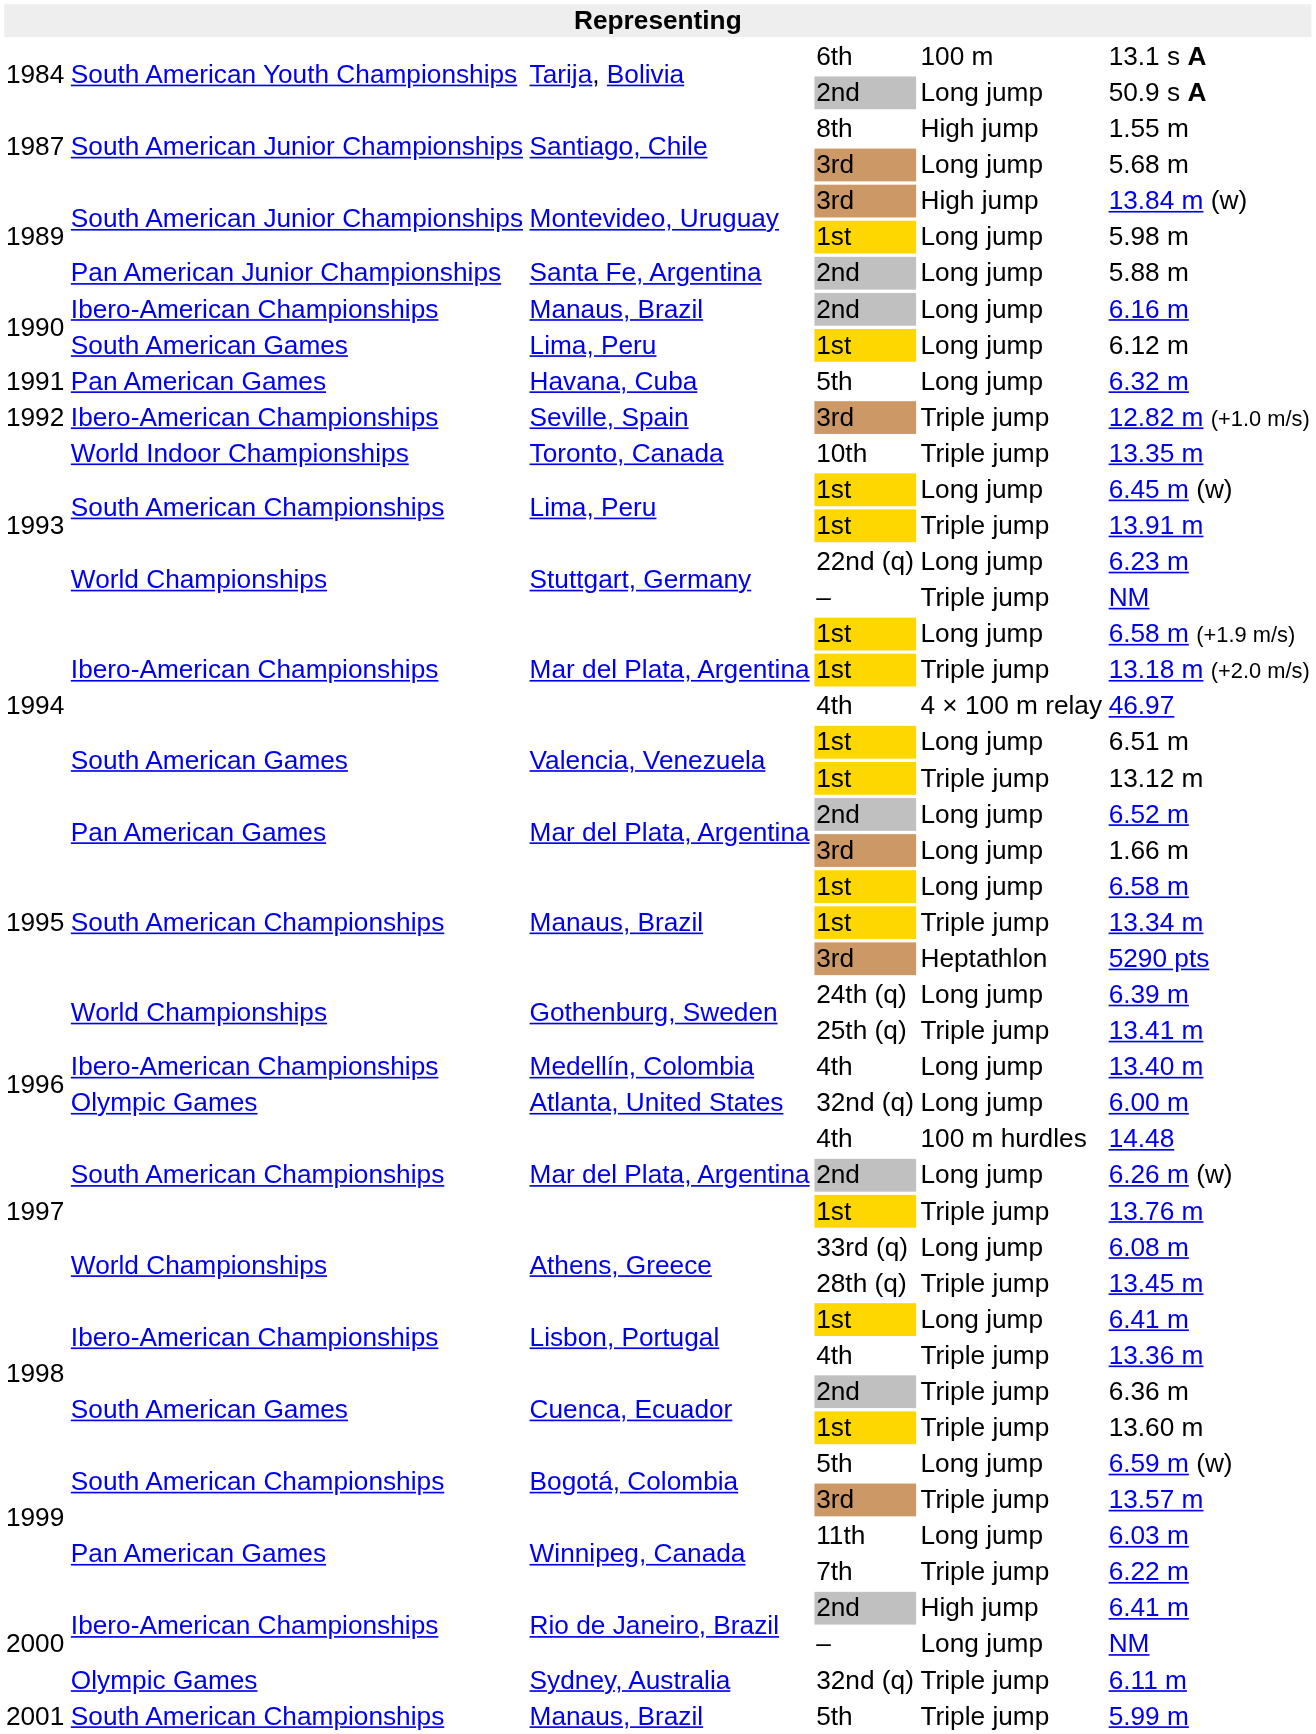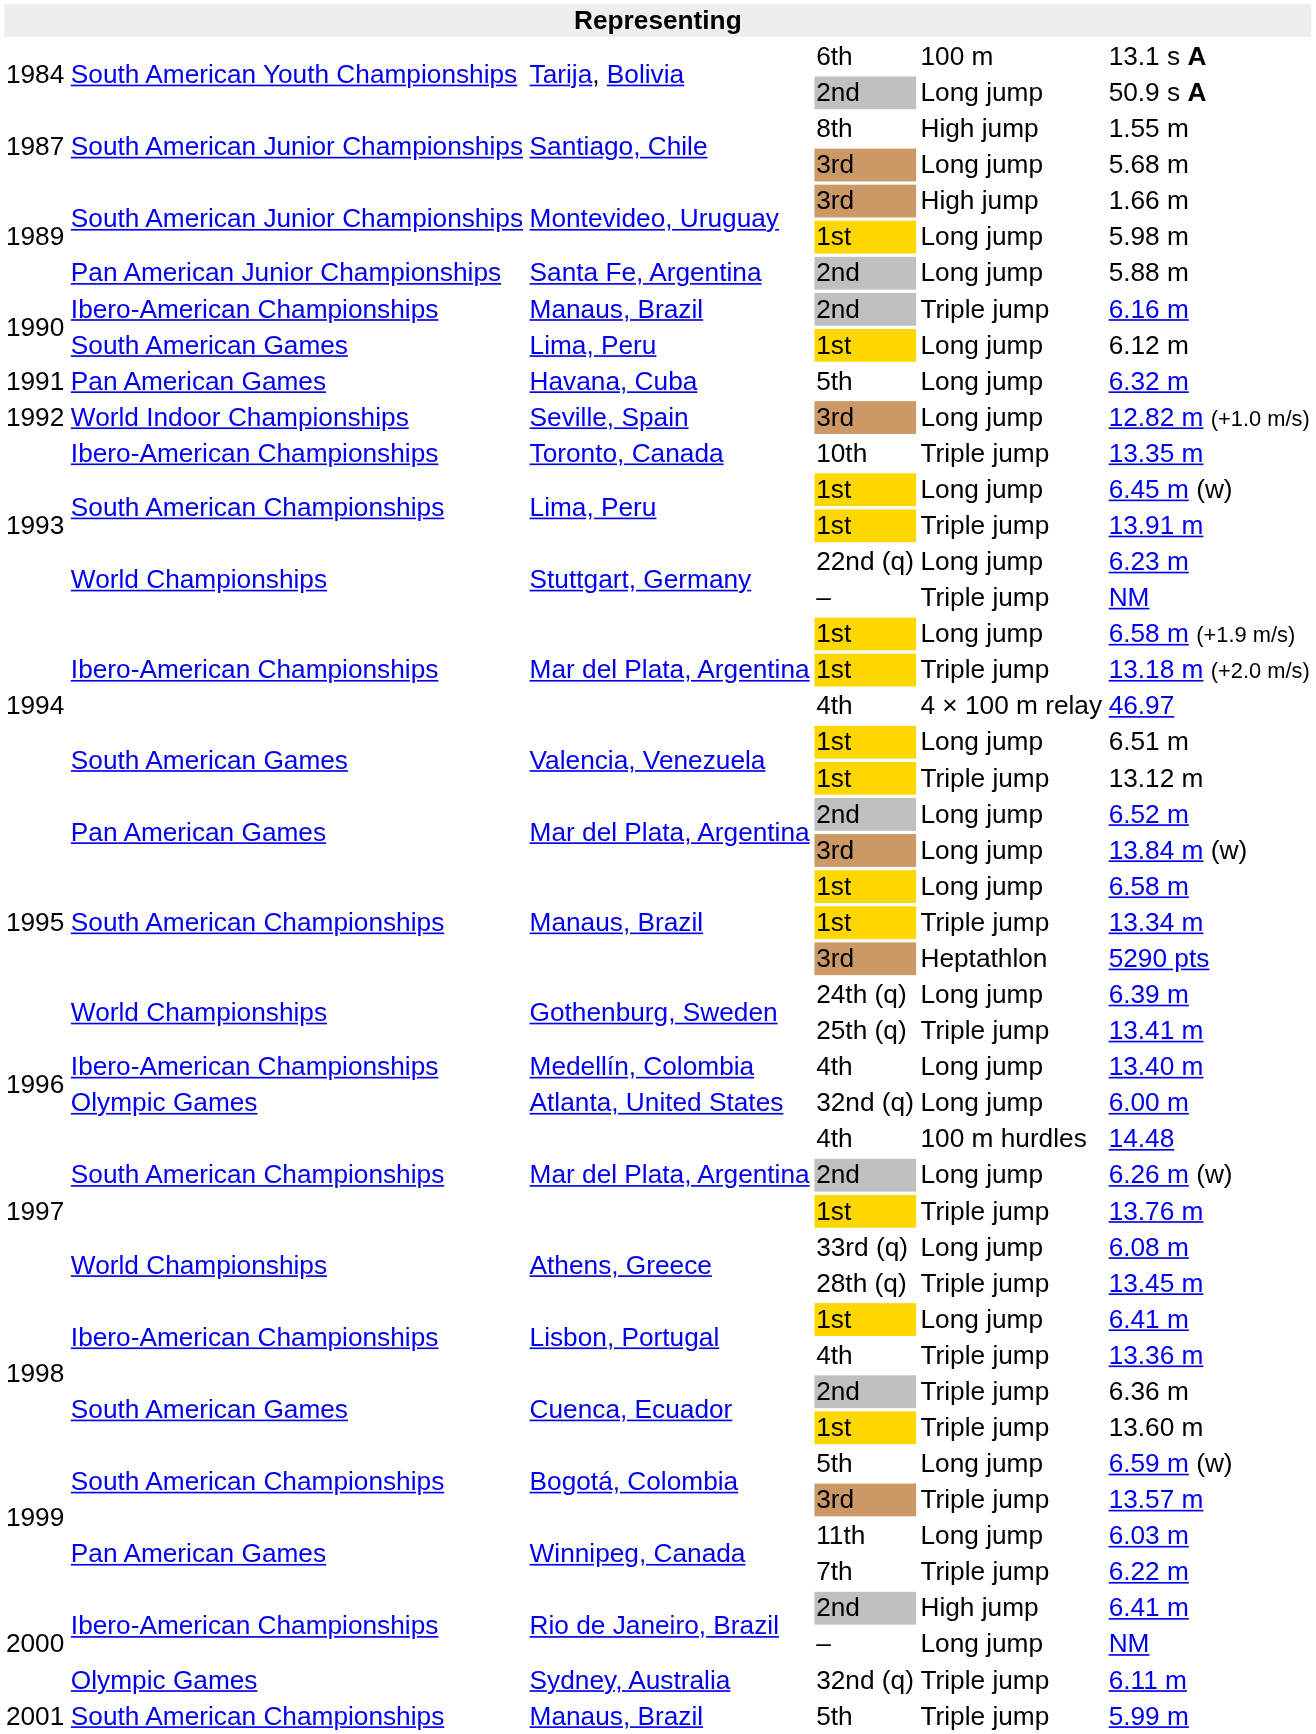(1178, 200) 13.84 m (w) -> (1149, 200) 1.66 m
(982, 308) Long jump -> (985, 308) Triple jump
(255, 417) Ibero-American Championships -> (240, 417) World Indoor Championships
(985, 417) Triple jump -> (982, 417) Long jump
(240, 453) World Indoor Championships -> (255, 453) Ibero-American Championships
(1149, 850) 1.66 m -> (1178, 850) 13.84 m (w)
